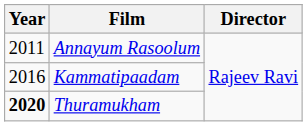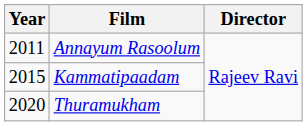(27, 76) 2016 -> (27, 76) 2015
(27, 105) bold -> (27, 105) normal
